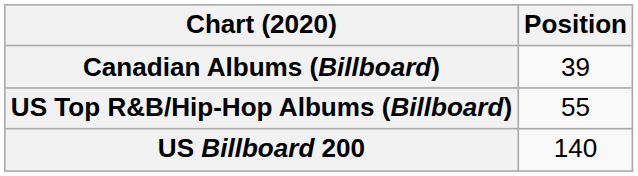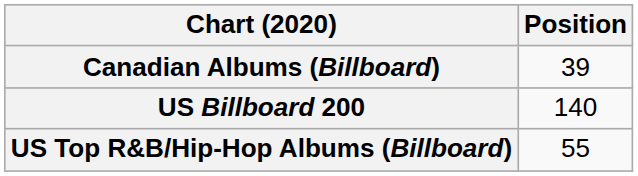rows swapped: (261, 149) <-> (261, 107)
